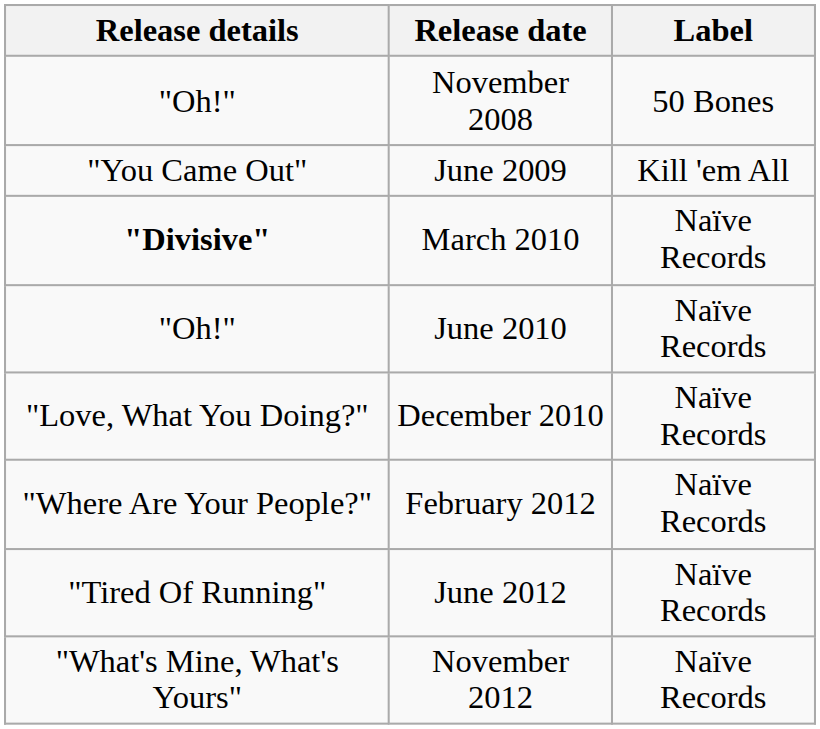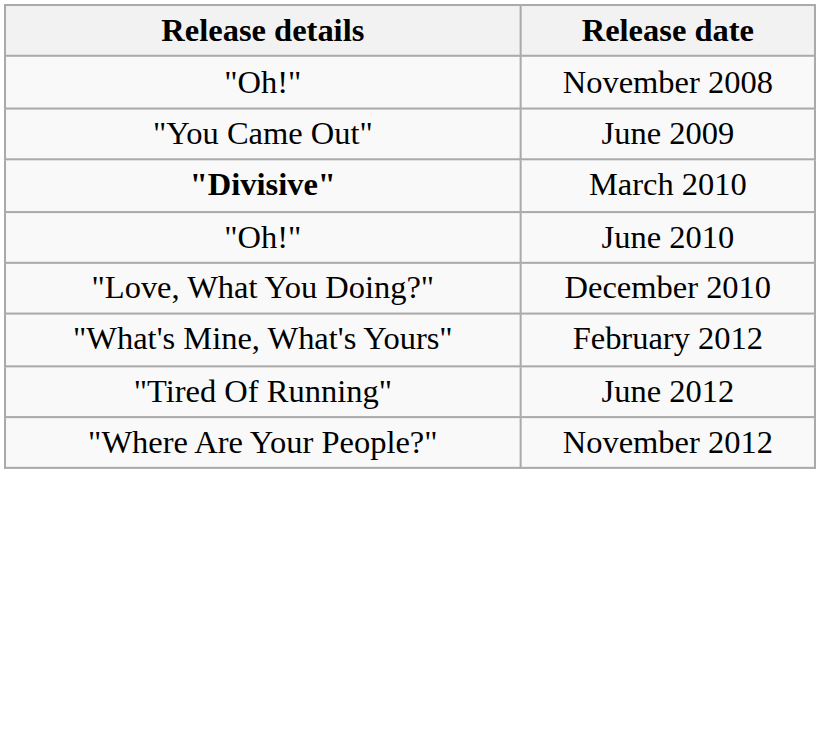- column: (713, 30)
(197, 503) "Where Are Your People?" -> (263, 339) "What's Mine, What's Yours"
(197, 679) "What's Mine, What's Yours" -> (263, 442) "Where Are Your People?"
